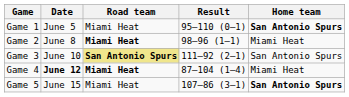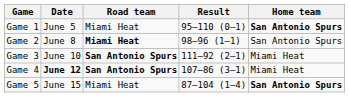(277, 41) Miami Heat -> (296, 41) San Antonio Spurs
(131, 56) khaki background -> (131, 56) no background
(296, 56) San Antonio Spurs -> (277, 56) Miami Heat
(112, 70) Miami Heat -> (131, 70) San Antonio Spurs
(214, 70) 87–104 (1–4) -> (214, 70) 107–86 (3–1)
(214, 85) 107–86 (3–1) -> (214, 85) 87–104 (1–4)
